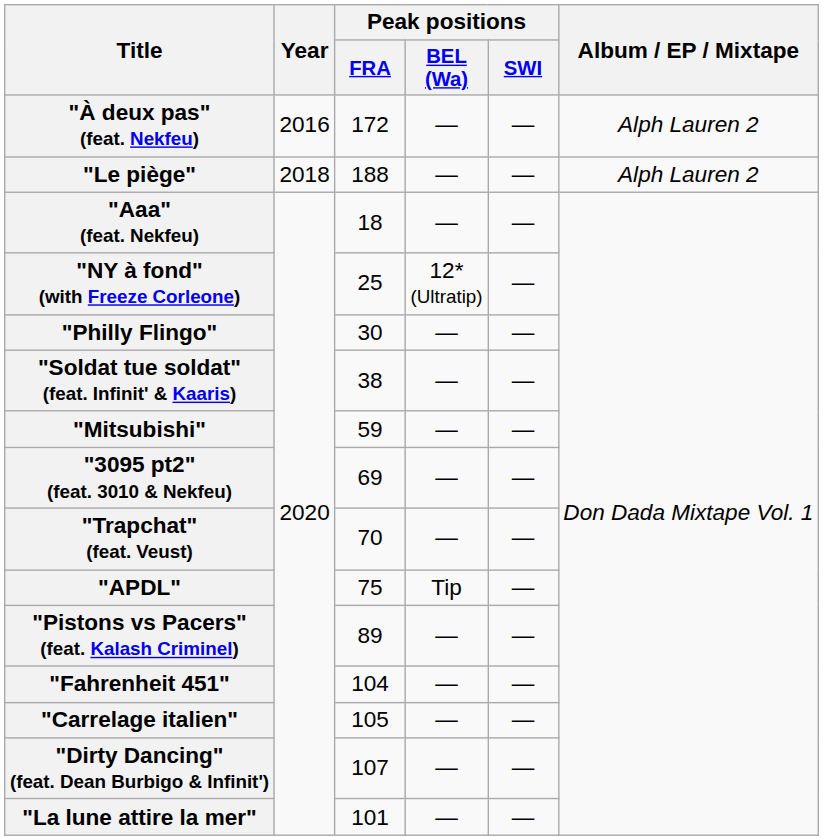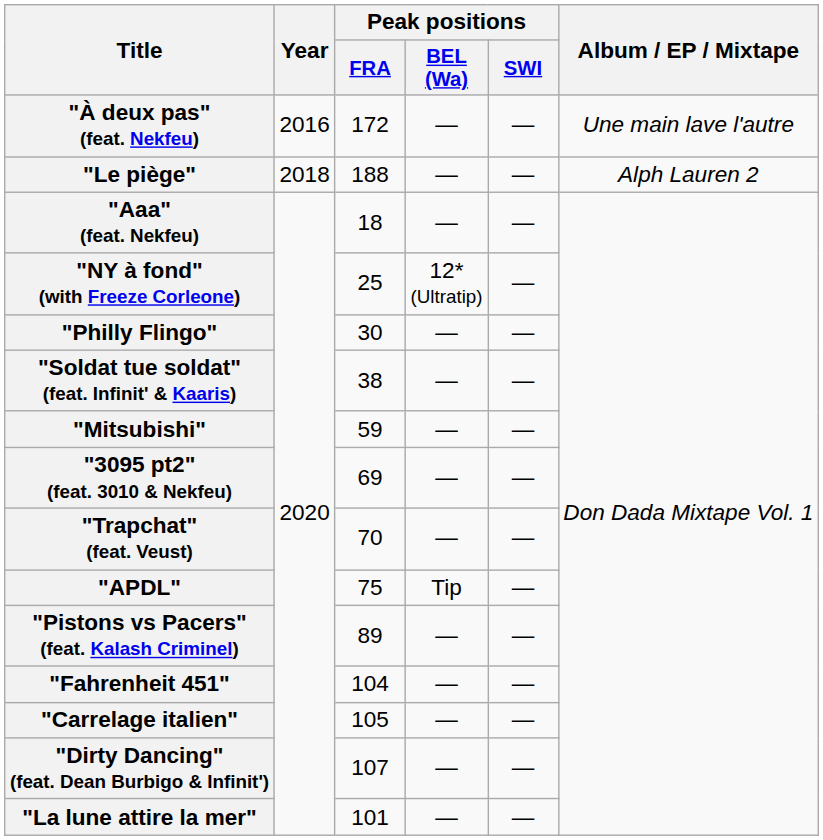(688, 125) Alph Lauren 2 -> (688, 125) Une main lave l'autre
